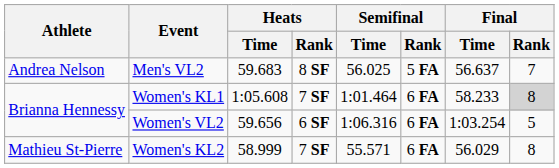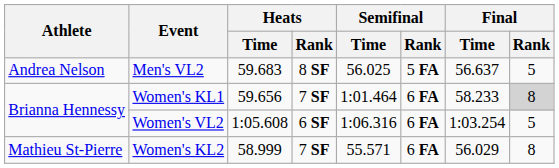(531, 70) 7 -> (531, 70) 5
(260, 97) 1:05.608 -> (260, 97) 59.656
(260, 123) 59.656 -> (260, 123) 1:05.608
